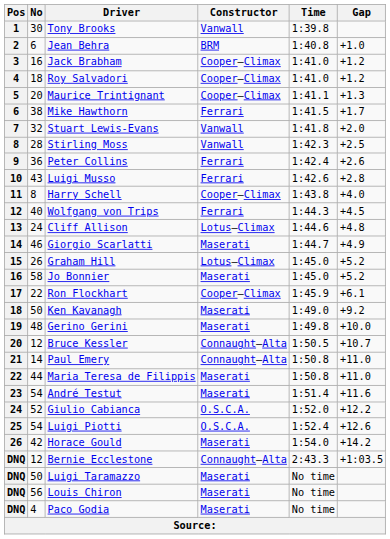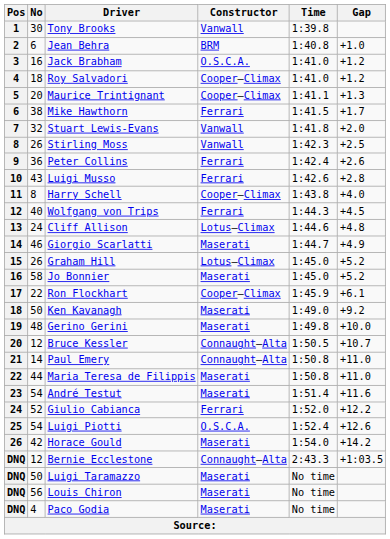(241, 63) Cooper–Climax -> (225, 63) O.S.C.A.
(36, 145) 28 -> (36, 145) 26
(225, 410) O.S.C.A. -> (222, 410) Ferrari
